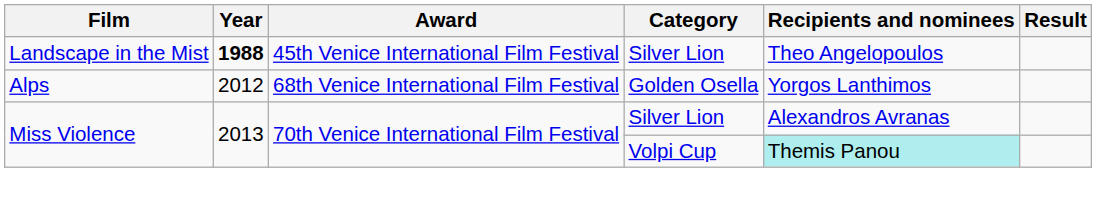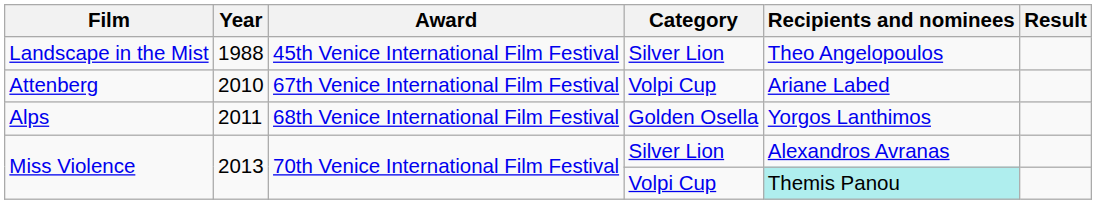(241, 53) bold -> (241, 53) normal
+ row: (54, 85)
(241, 85) 2012 -> (240, 118) 2011
